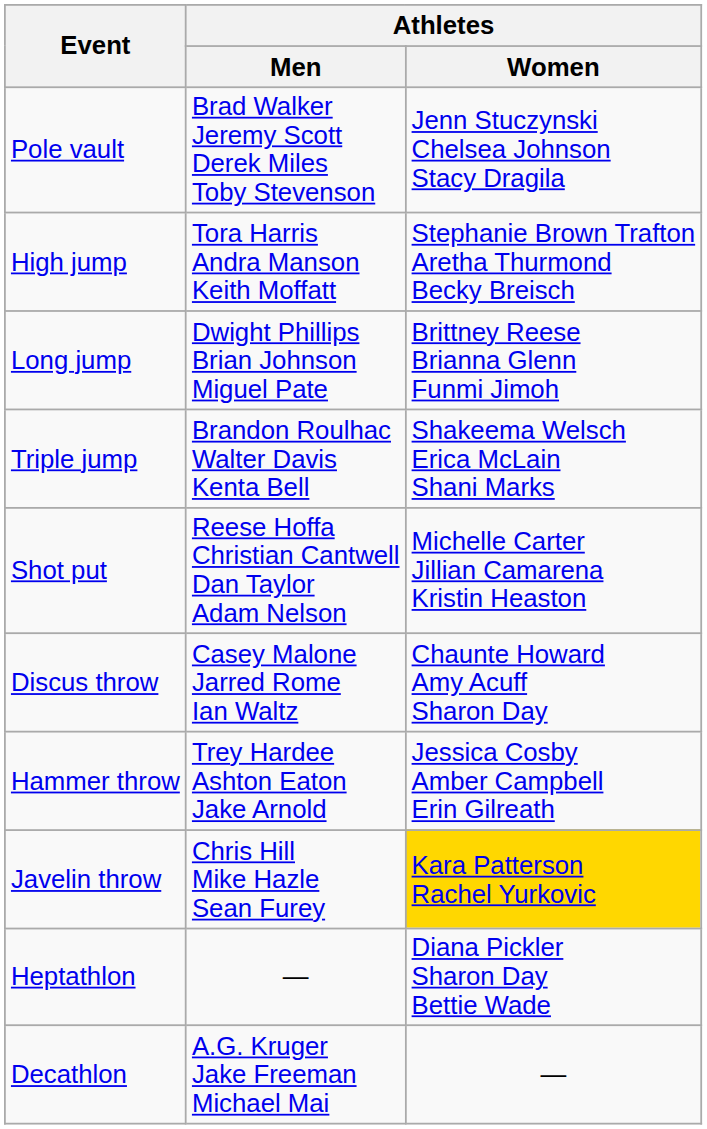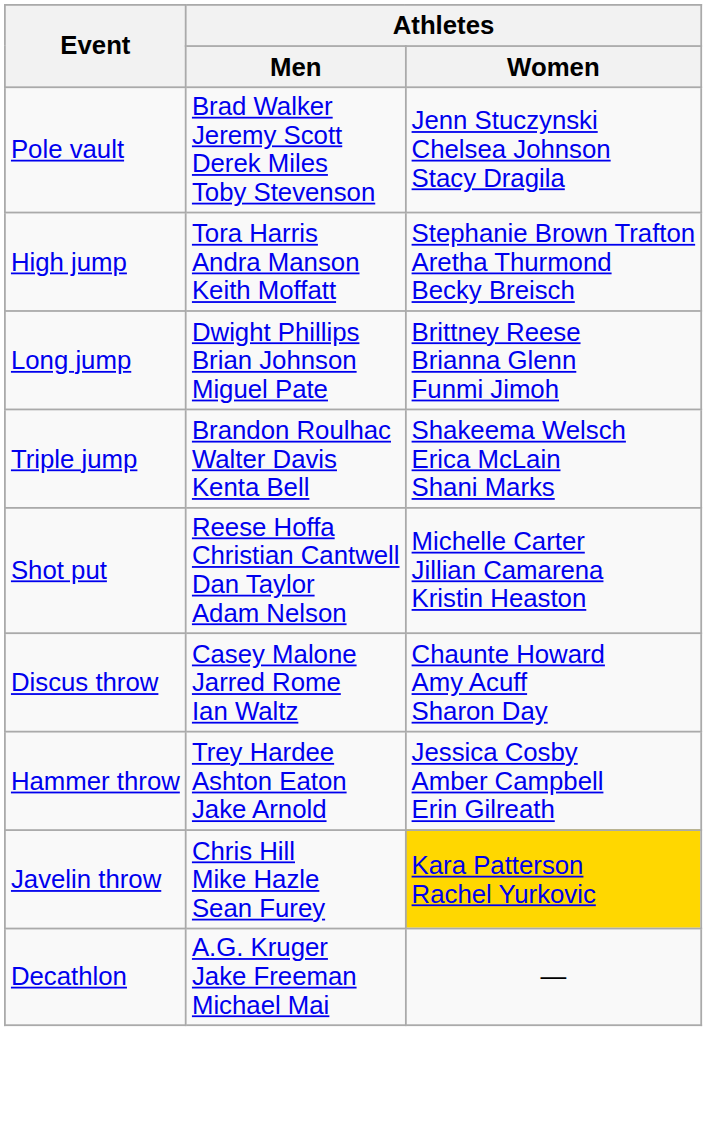- row: (73, 977)
